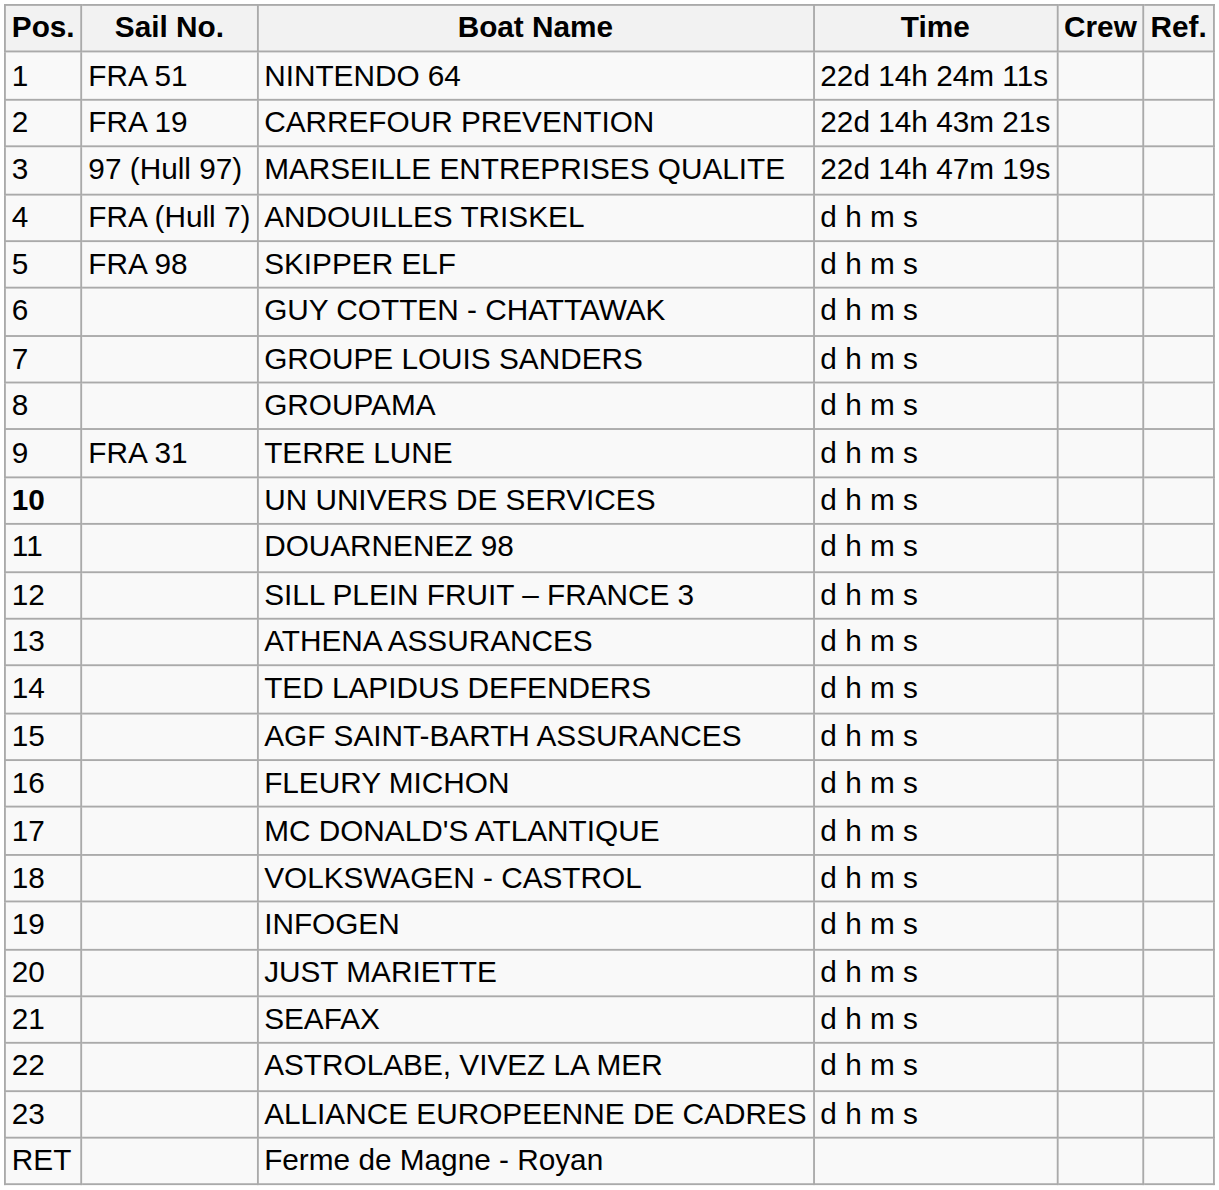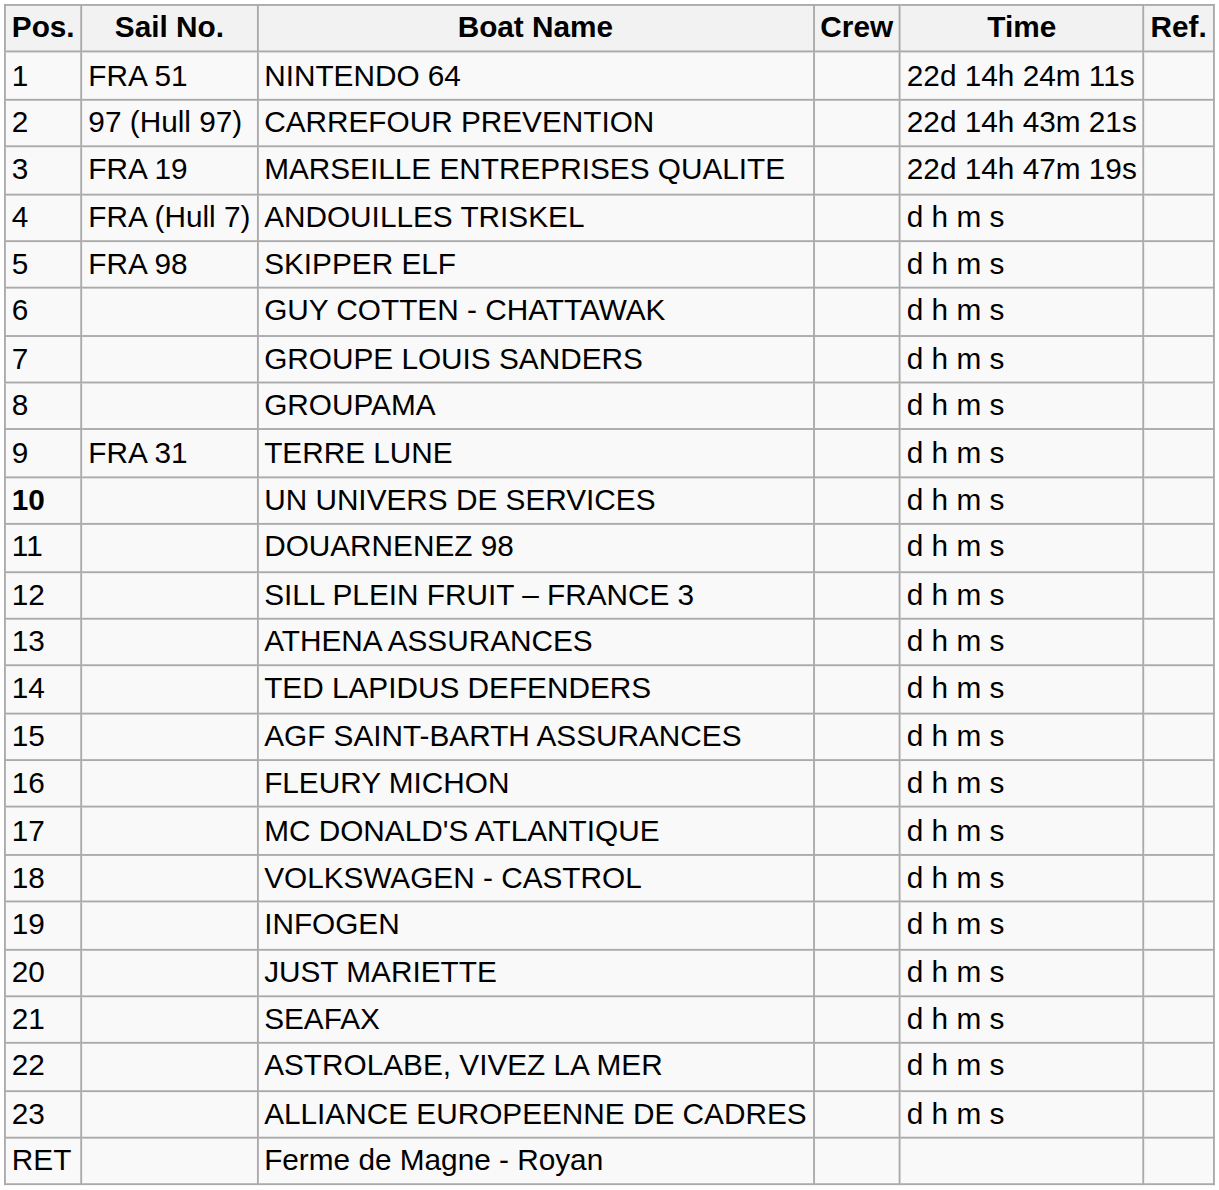columns swapped: (1100, 28) <-> (935, 28)
(138, 122) FRA 19 -> (165, 122) 97 (Hull 97)
(165, 169) 97 (Hull 97) -> (138, 169) FRA 19
